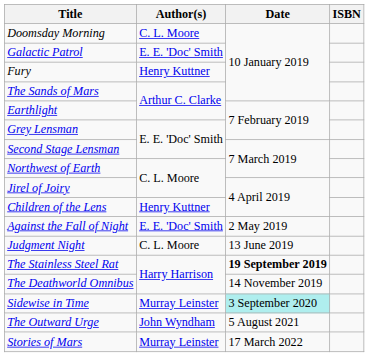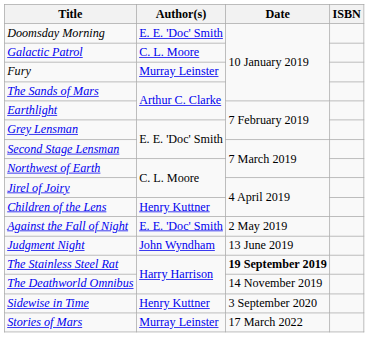(169, 33) C. L. Moore -> (181, 33) E. E. 'Doc' Smith
(181, 52) E. E. 'Doc' Smith -> (169, 52) C. L. Moore
(174, 71) Henry Kuttner -> (179, 71) Murray Leinster
(169, 245) C. L. Moore -> (177, 245) John Wyndham
(179, 303) Murray Leinster -> (174, 303) Henry Kuttner
(273, 303) paleturquoise background -> (273, 303) no background
- row: (53, 322)
